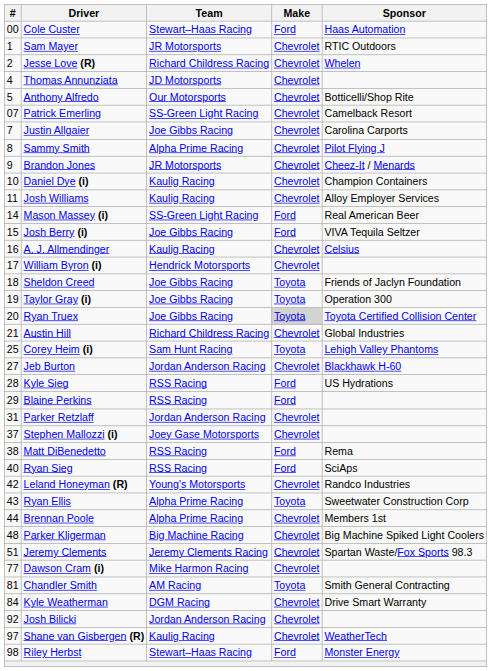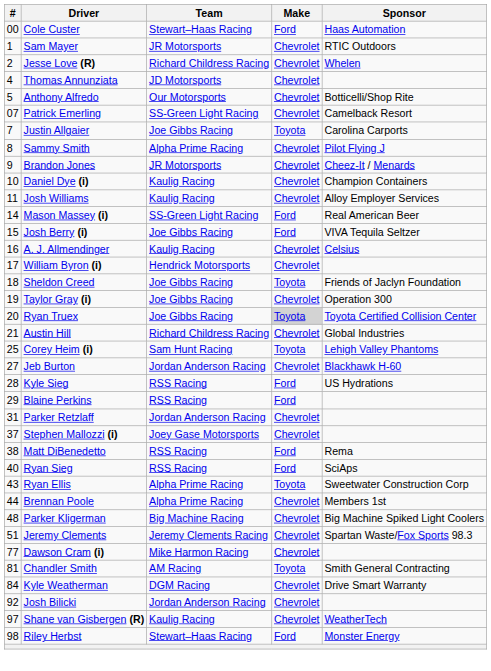(297, 131) Chevrolet -> (290, 131) Toyota
(290, 299) Toyota -> (297, 299) Chevrolet
- row: (76, 485)
